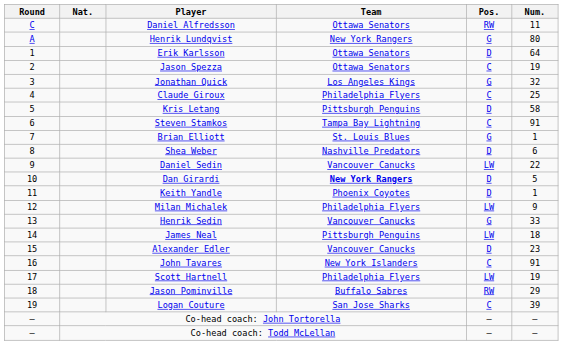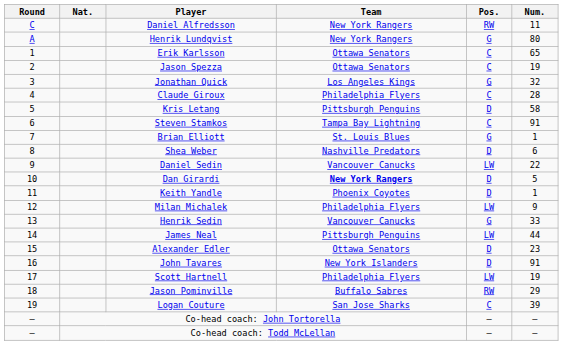(371, 25) Ottawa Senators -> (371, 25) New York Rangers
(489, 53) D -> (489, 53) C
(535, 53) 64 -> (535, 53) 65
(535, 95) 25 -> (535, 95) 28
(535, 235) 18 -> (535, 235) 44
(371, 249) Vancouver Canucks -> (371, 249) Ottawa Senators
(489, 263) C -> (489, 263) D
